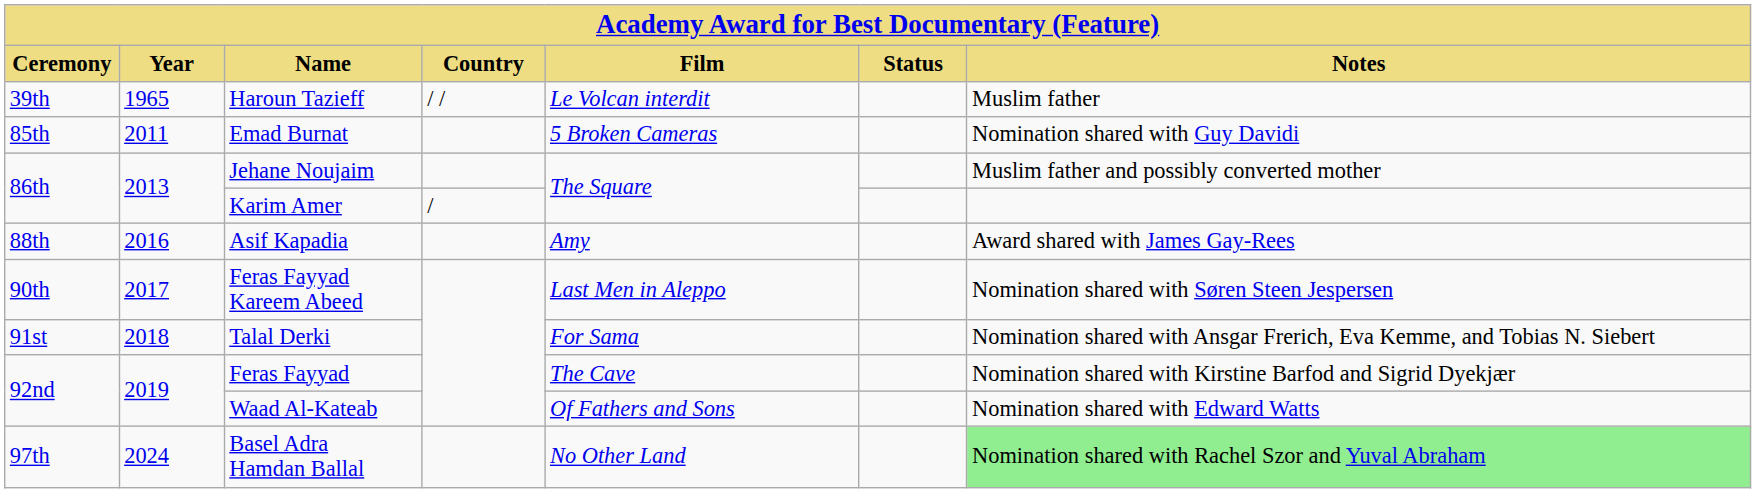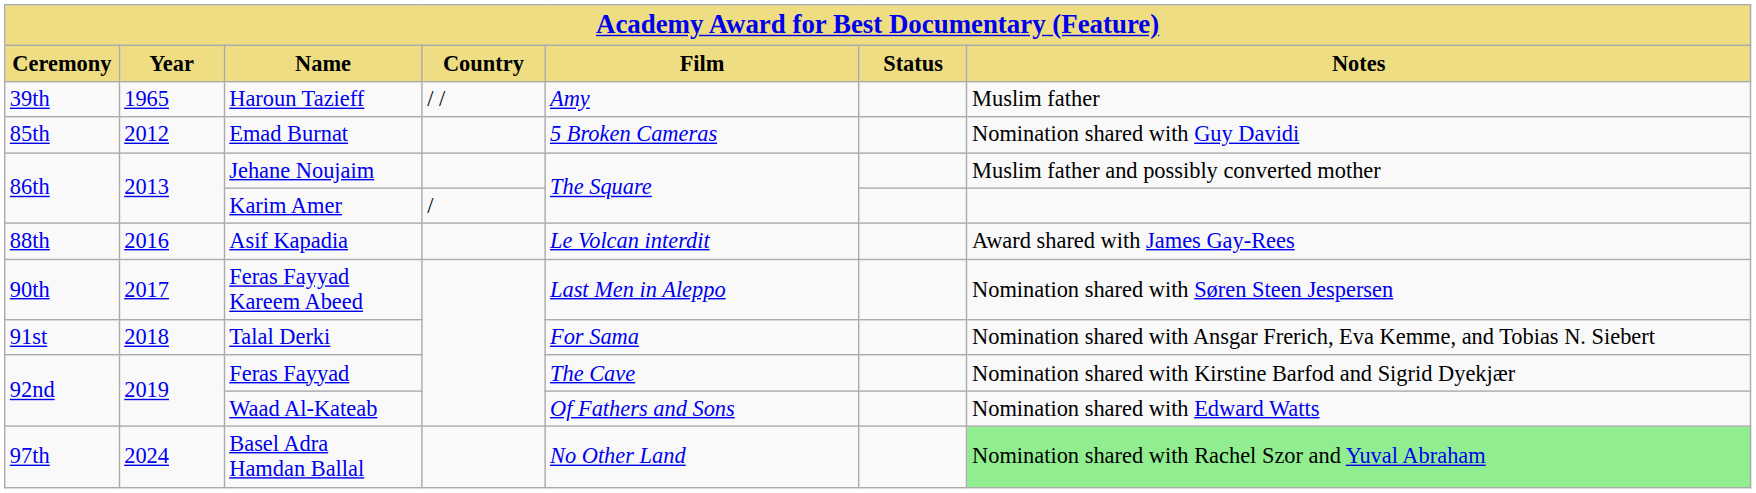(630, 98) Le Volcan interdit -> (570, 98) Amy
(146, 134) 2011 -> (147, 134) 2012
(570, 241) Amy -> (630, 241) Le Volcan interdit
